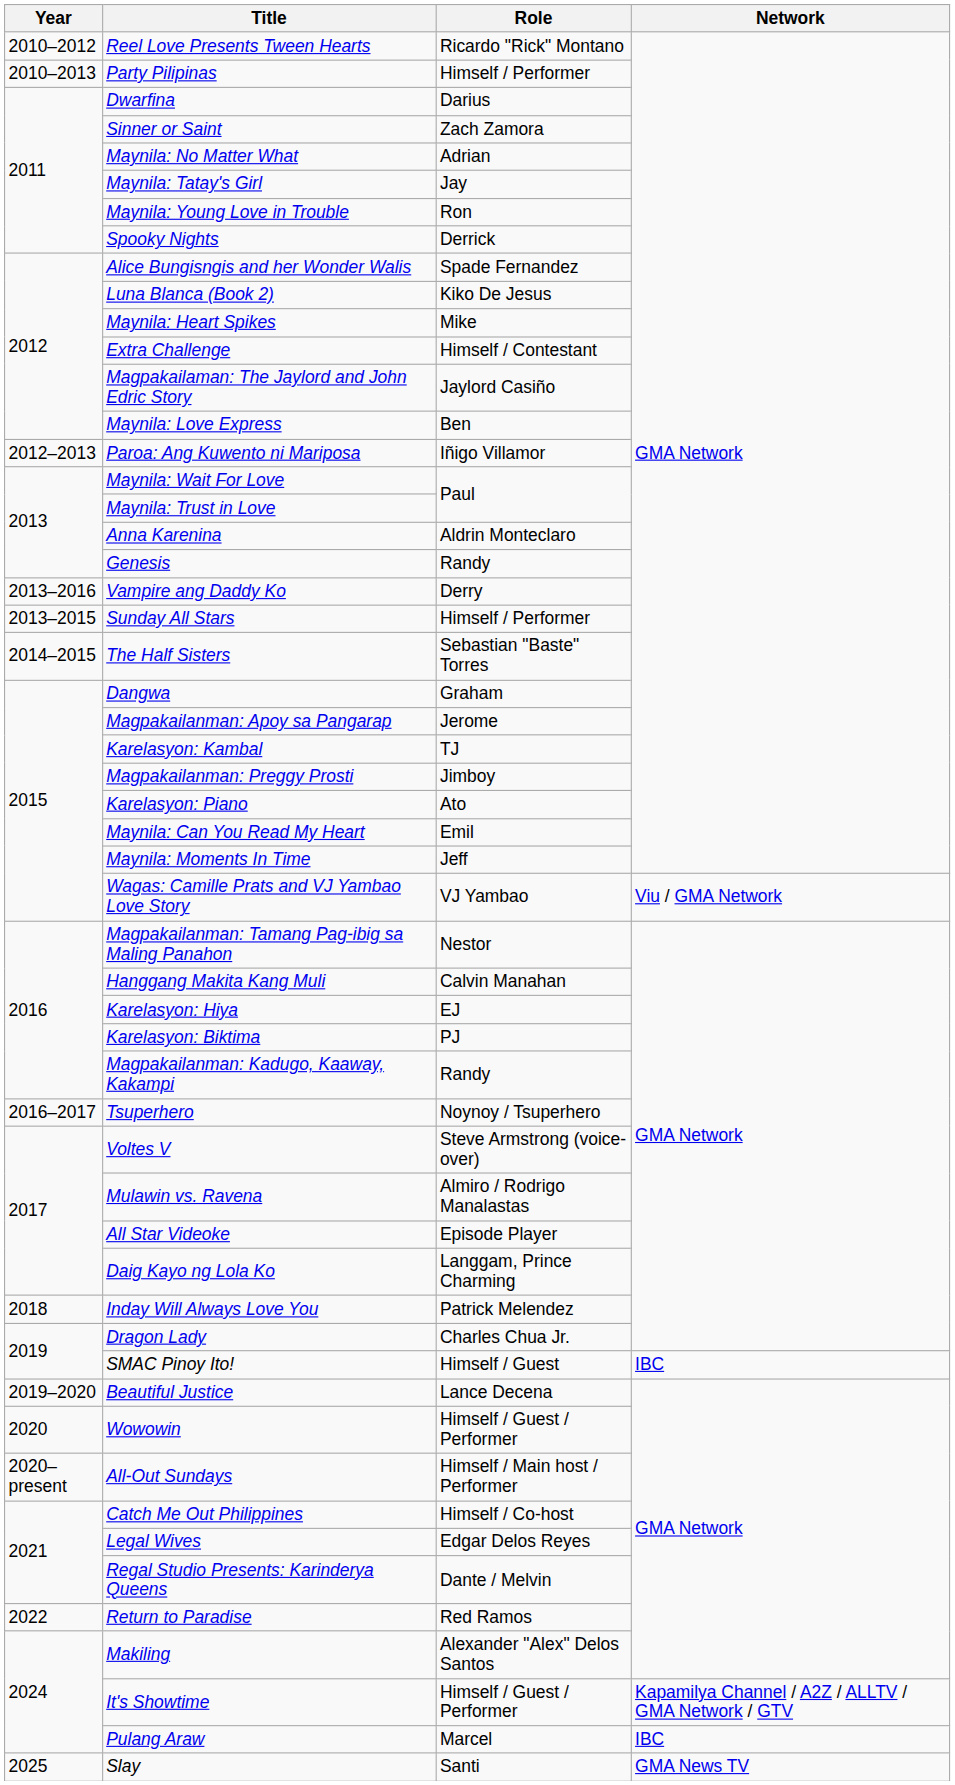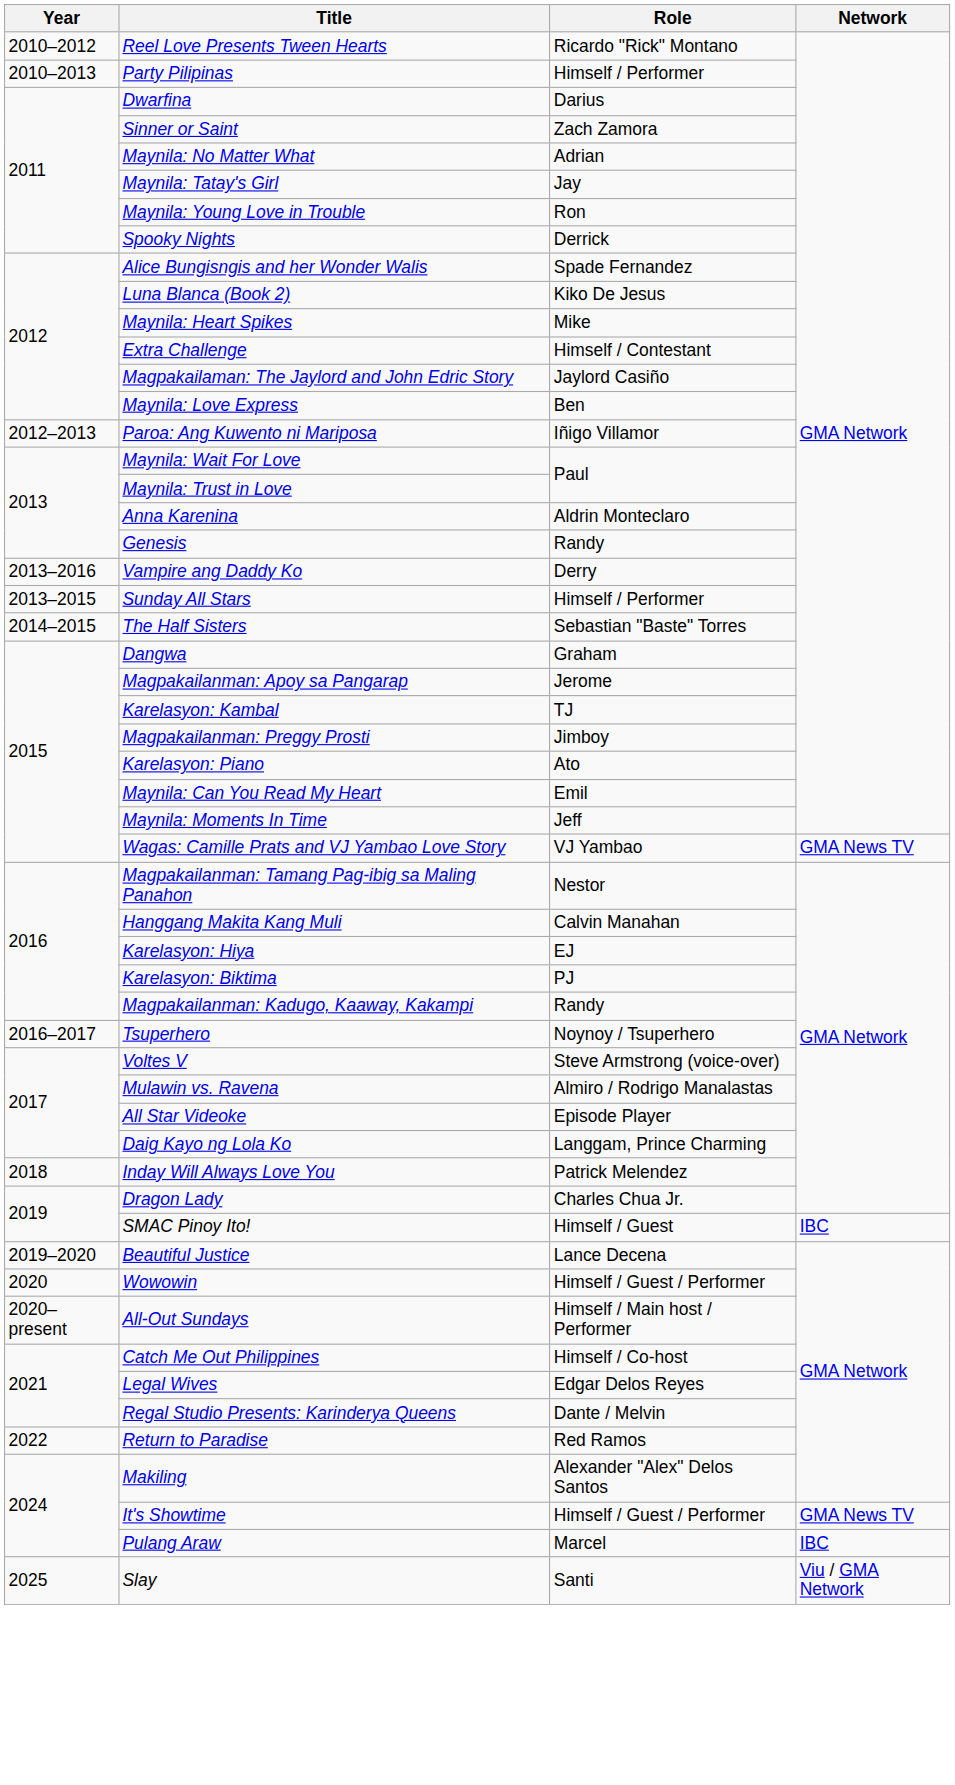(709, 897) Viu / GMA Network -> (857, 848) GMA News TV
(771, 1701) Kapamilya Channel / A2Z / ALLTV / GMA Network / GTV -> (857, 1515) GMA News TV
(692, 1766) GMA News TV -> (839, 1580) Viu / GMA Network
